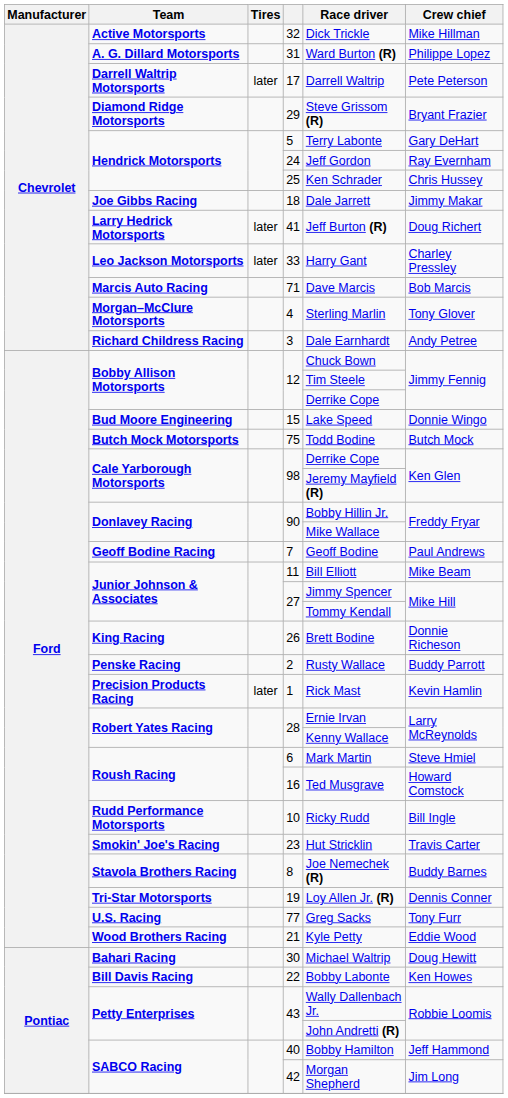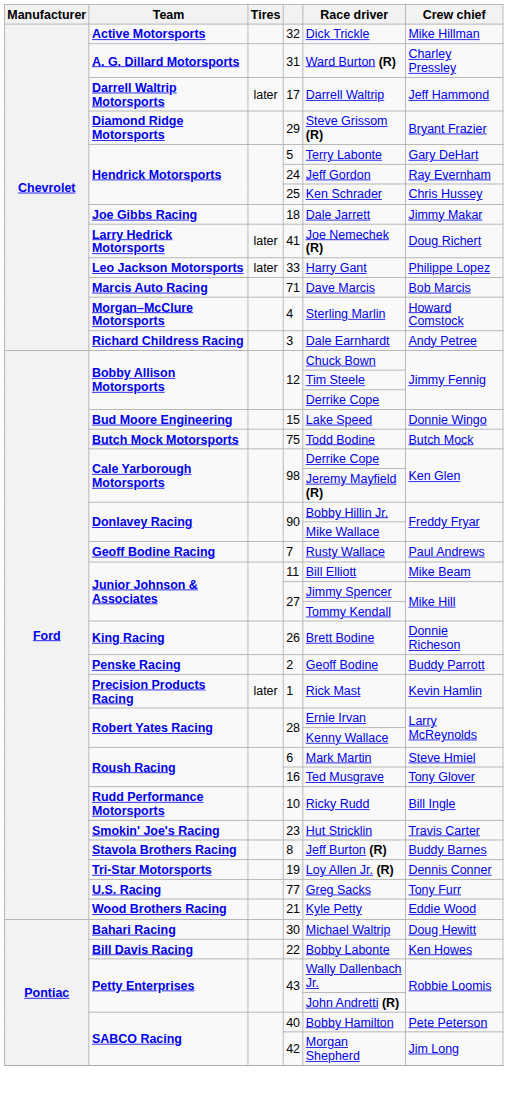(449, 54) Philippe Lopez -> (432, 61) Charley Pressley
(448, 81) Pete Peterson -> (449, 95) Jeff Hammond
(346, 227) Jeff Burton (R) -> (347, 241) Joe Nemechek (R)
(432, 261) Charley Pressley -> (449, 268) Philippe Lopez
(442, 314) Tony Glover -> (436, 314) Howard Comstock
(342, 552) Geoff Bodine -> (345, 552) Rusty Wallace
(345, 665) Rusty Wallace -> (342, 665) Geoff Bodine
(436, 784) Howard Comstock -> (442, 777) Tony Glover
(347, 871) Joe Nemechek (R) -> (346, 850) Jeff Burton (R)
(449, 1050) Jeff Hammond -> (448, 1022) Pete Peterson
